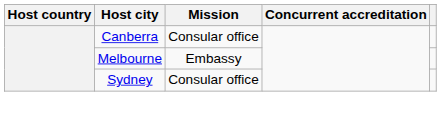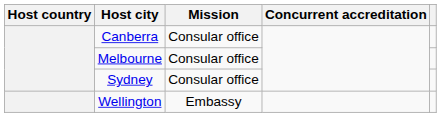(213, 58) Embassy -> (213, 58) Consular office
+ row: (130, 101)
